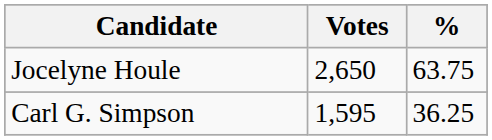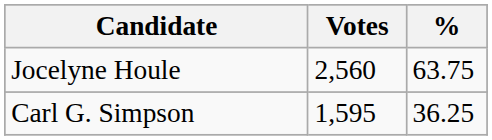(345, 69) 2,650 -> (345, 69) 2,560
